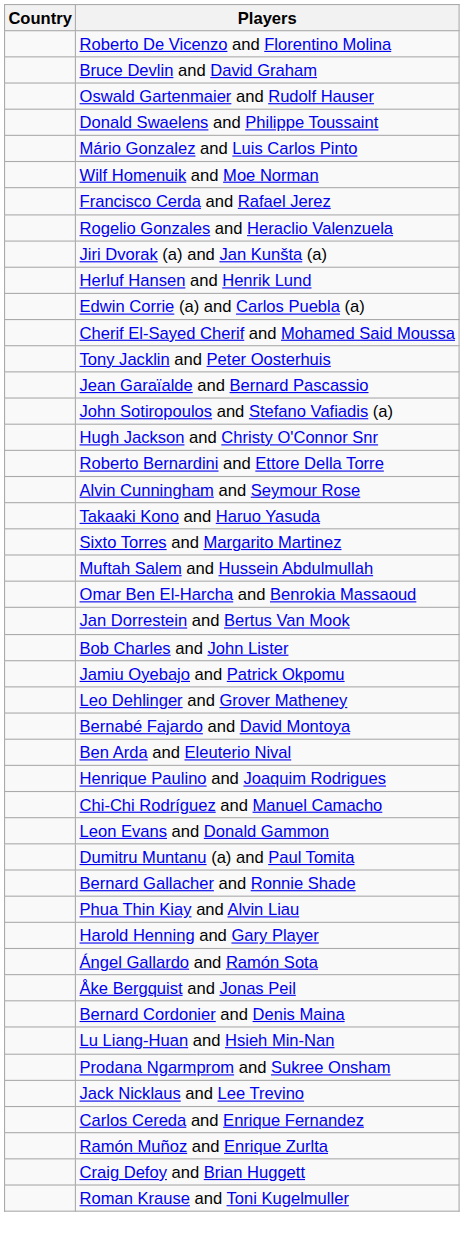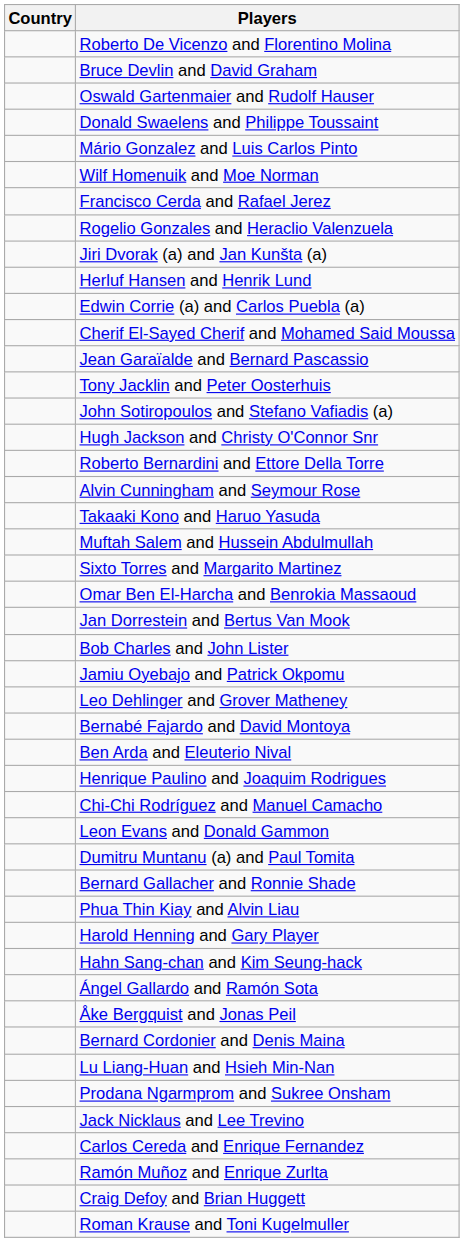rows swapped: (205, 359) <-> (224, 385)
rows swapped: (226, 569) <-> (211, 542)
+ row: (221, 962)
